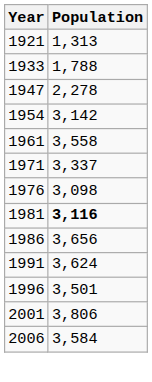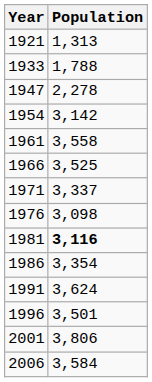+ row: (26, 166)
(75, 240) 3,656 -> (75, 265) 3,354
